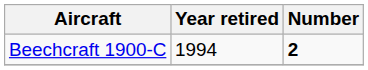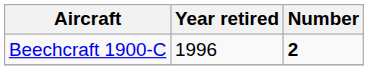(196, 49) 1994 -> (196, 49) 1996
